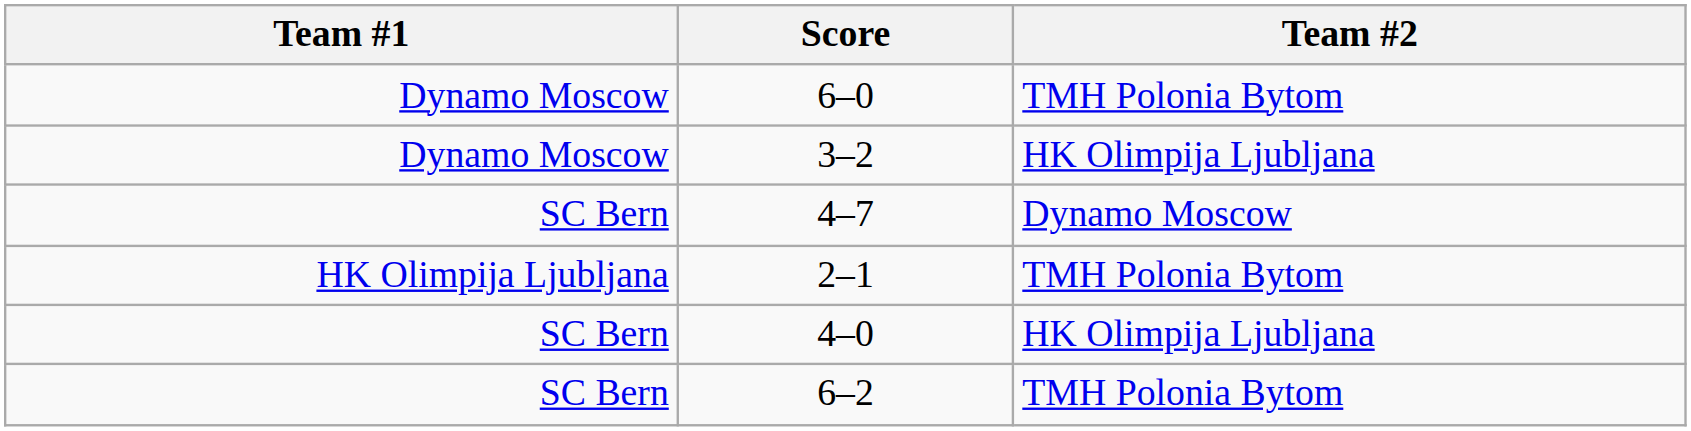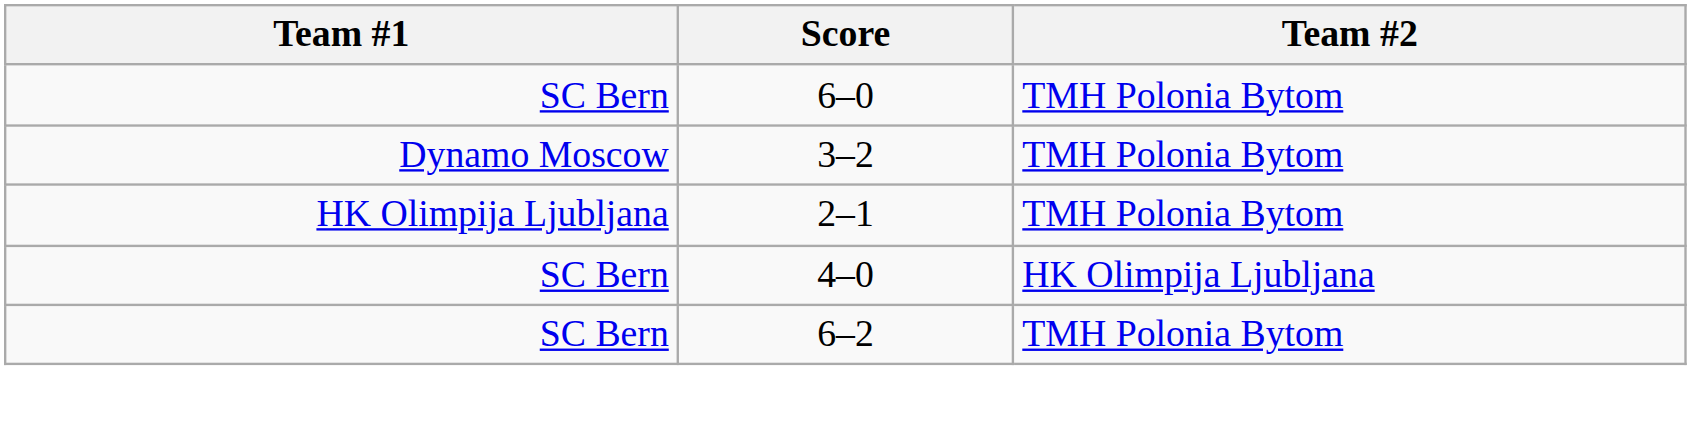(534, 94) Dynamo Moscow -> (604, 94) SC Bern
(1198, 154) HK Olimpija Ljubljana -> (1183, 154) TMH Polonia Bytom
- row: (846, 214)
